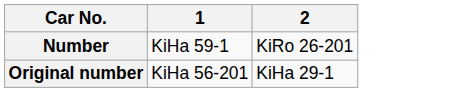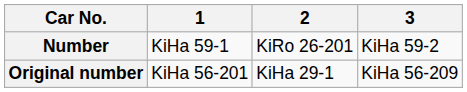+ column: (410, 18)
